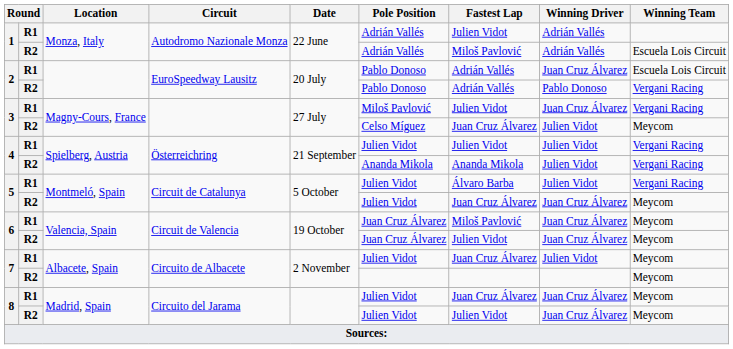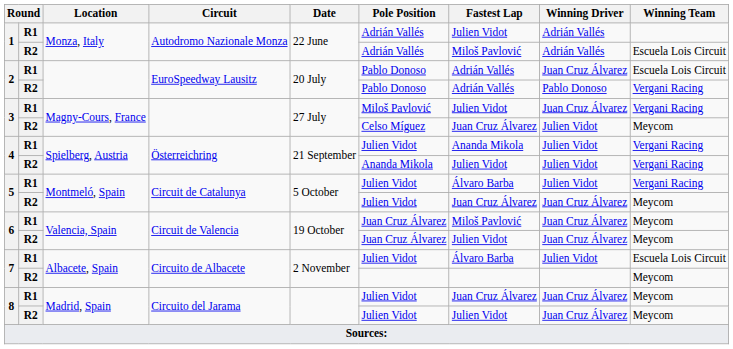(479, 145) Julien Vidot -> (488, 145) Ananda Mikola
(488, 164) Ananda Mikola -> (479, 164) Julien Vidot
(494, 258) Juan Cruz Álvarez -> (483, 258) Álvaro Barba
(653, 258) Meycom -> (679, 258) Escuela Lois Circuit
